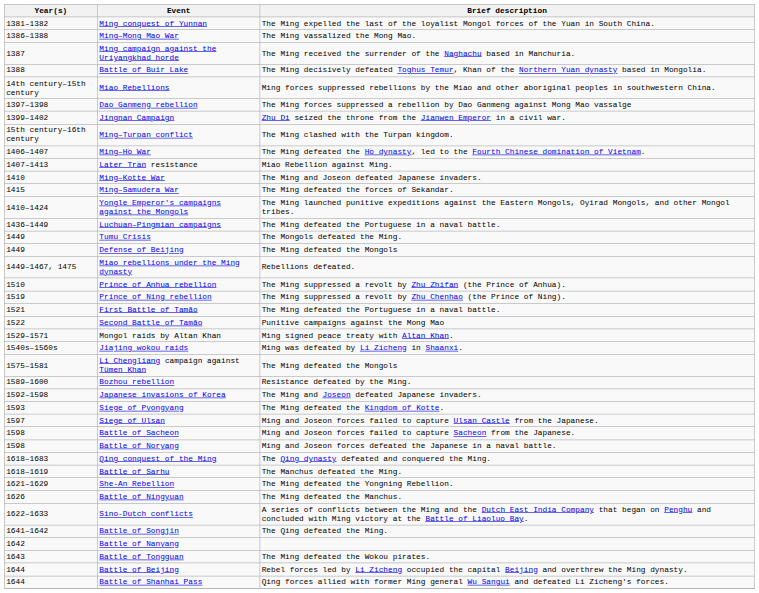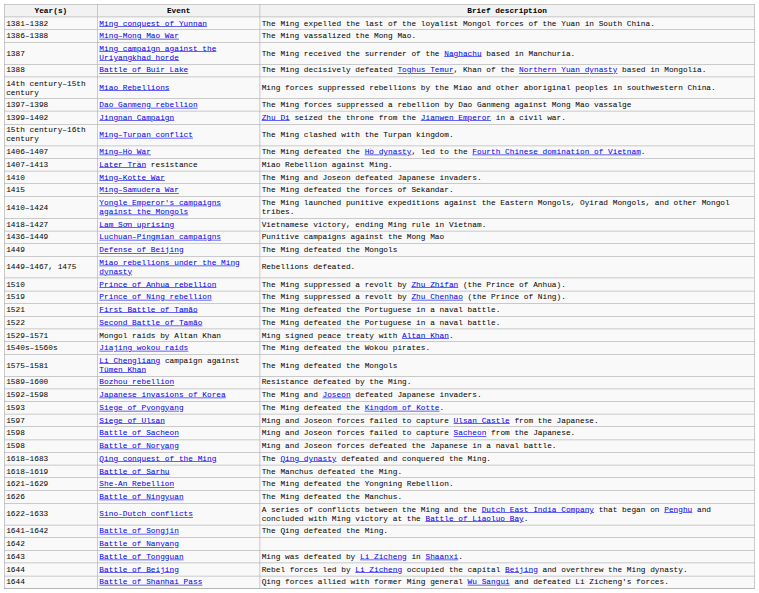+ row: (137, 225)
(381, 225) The Ming defeated the Portuguese in a naval battle. -> (353, 237) Punitive campaigns against the Mong Mao
- row: (125, 237)
(353, 323) Punitive campaigns against the Mong Mao -> (381, 323) The Ming defeated the Portuguese in a naval battle.
(362, 348) Ming was defeated by Li Zicheng in Shaanxi. -> (346, 348) The Ming defeated the Wokou pirates.
(346, 557) The Ming defeated the Wokou pirates. -> (362, 557) Ming was defeated by Li Zicheng in Shaanxi.
